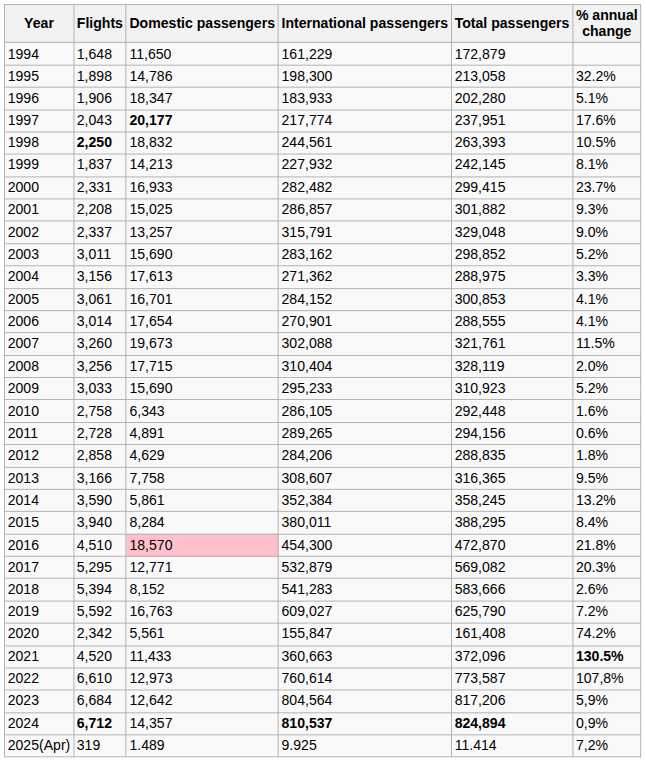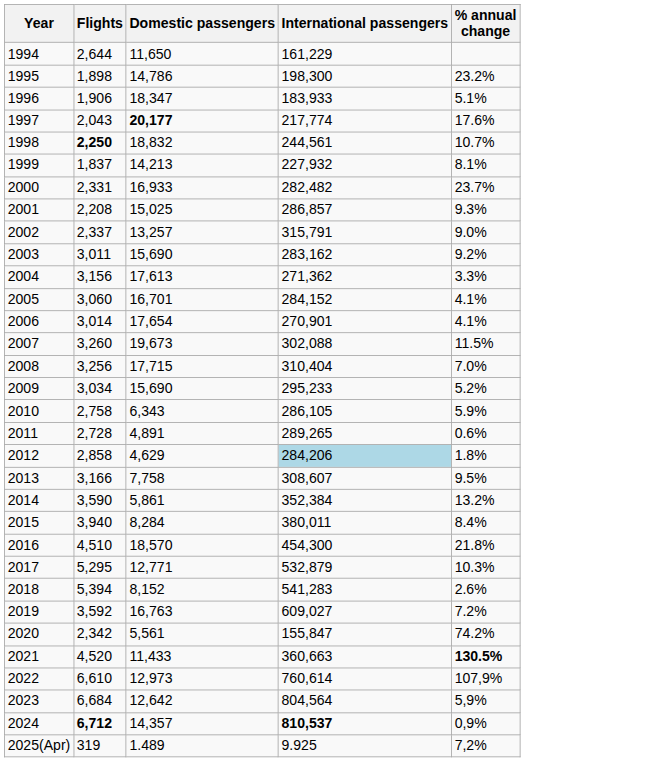- column: (512, 23)
(94, 53) 1,648 -> (94, 53) 2,644
(596, 76) 32.2% -> (475, 76) 23.2%
(596, 143) 10.5% -> (475, 143) 10.7%
(592, 254) 5.2% -> (471, 254) 9.2%
(94, 299) 3,061 -> (94, 299) 3,060
(592, 366) 2.0% -> (471, 366) 7.0%
(94, 388) 3,033 -> (94, 388) 3,034
(592, 411) 1.6% -> (471, 411) 5.9%
(307, 455) no background -> (307, 455) lightblue background
(151, 545) pink background -> (151, 545) no background
(596, 567) 20.3% -> (475, 567) 10.3%
(94, 612) 5,592 -> (94, 612) 3,592
(600, 679) 107,8% -> (479, 679) 107,9%
